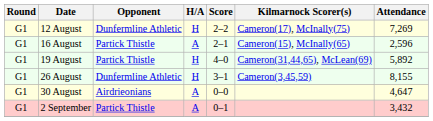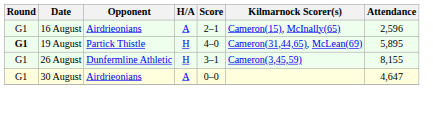- row: (61, 28)
(125, 44) Partick Thistle -> (114, 28) Airdrieonians
(21, 60) normal -> (21, 44) bold
(401, 60) 5,892 -> (392, 44) 5,895
- row: (66, 108)
